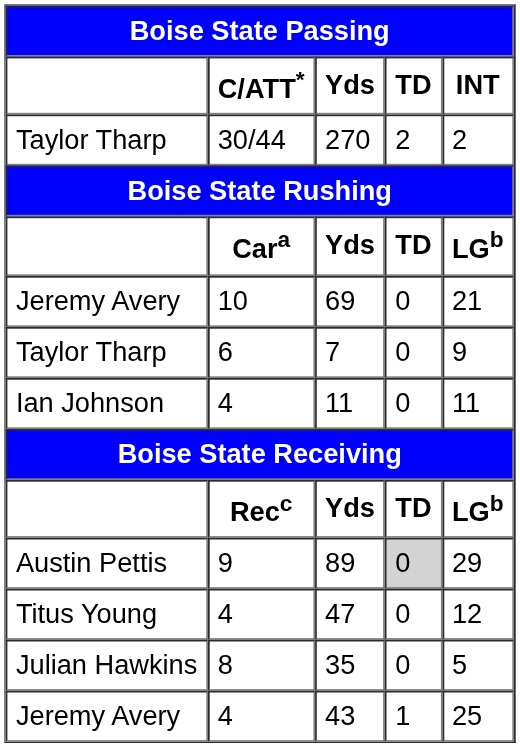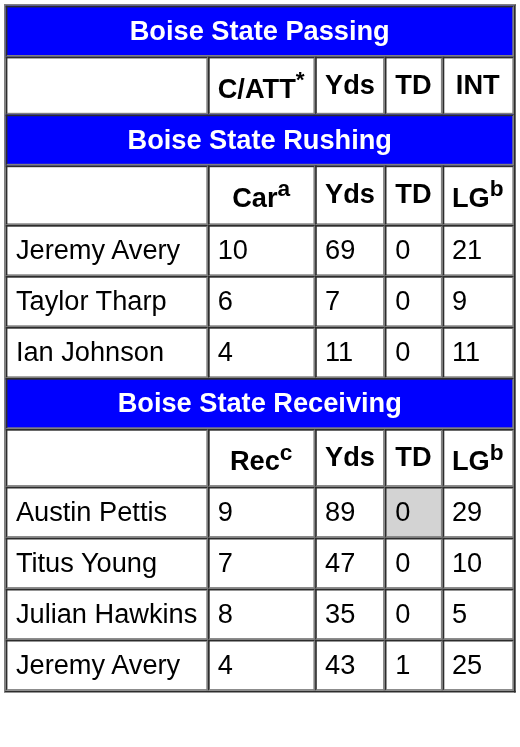- row: (348, 140)
(225, 613) 4 -> (225, 562) 7
(467, 613) 12 -> (467, 562) 10
